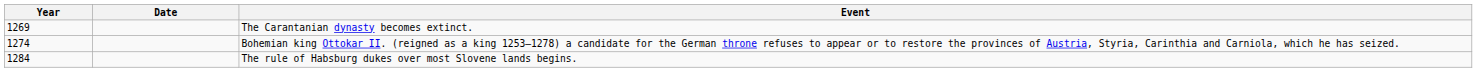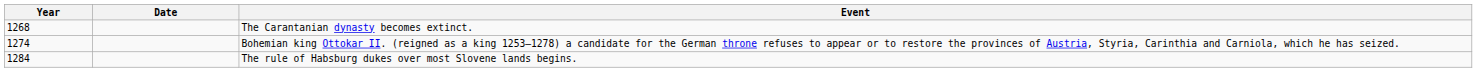(18, 28) 1269 -> (18, 28) 1268
